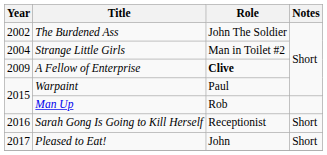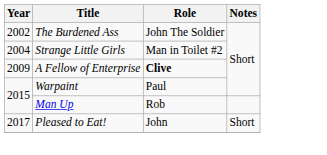- row: (119, 123)
